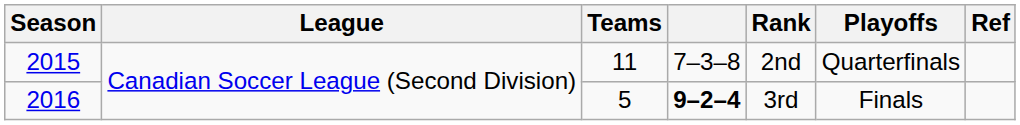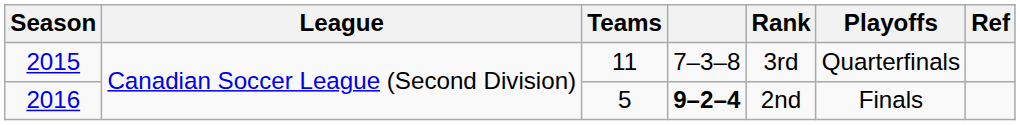(781, 61) 2nd -> (781, 61) 3rd
(781, 100) 3rd -> (781, 100) 2nd
